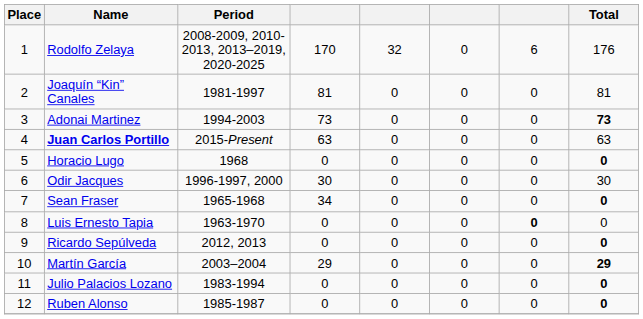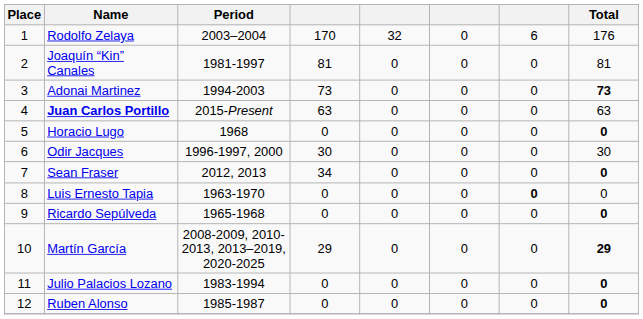(234, 50) 2008-2009, 2010-2013, 2013–2019, 2020-2025 -> (234, 35) 2003–2004
(234, 201) 1965-1968 -> (234, 172) 2012, 2013
(234, 242) 2012, 2013 -> (234, 213) 1965-1968
(234, 263) 2003–2004 -> (234, 248) 2008-2009, 2010-2013, 2013–2019, 2020-2025
